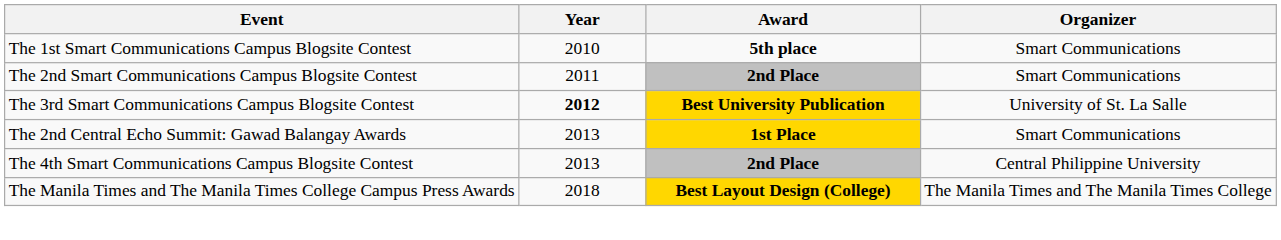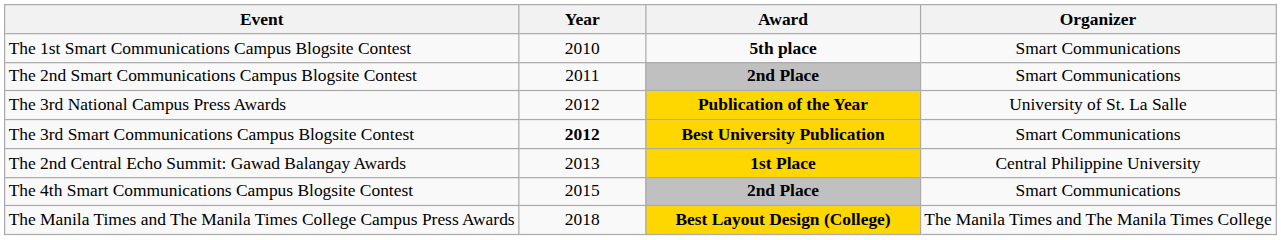+ row: (147, 105)
(1098, 105) University of St. La Salle -> (1098, 134) Smart Communications
(1098, 134) Smart Communications -> (1098, 162) Central Philippine University
(582, 162) 2013 -> (582, 191) 2015
(1098, 162) Central Philippine University -> (1098, 191) Smart Communications
